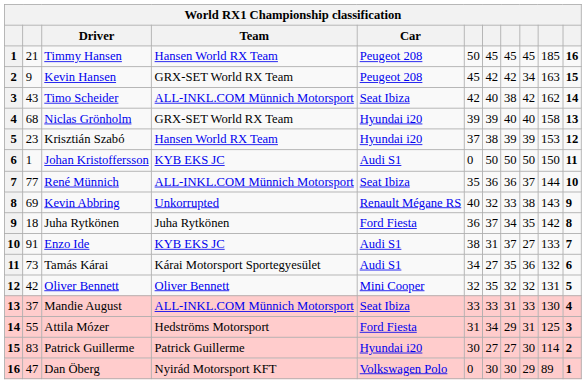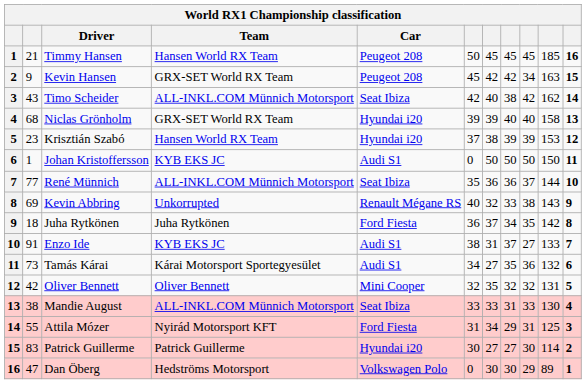(32, 306) 37 -> (32, 306) 38
(212, 327) Hedströms Motorsport -> (216, 327) Nyirád Motorsport KFT
(216, 368) Nyirád Motorsport KFT -> (212, 368) Hedströms Motorsport
